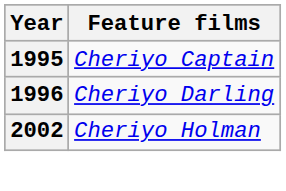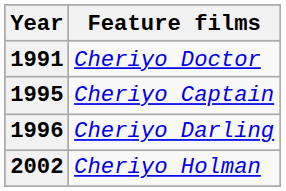+ row: (37, 59)
